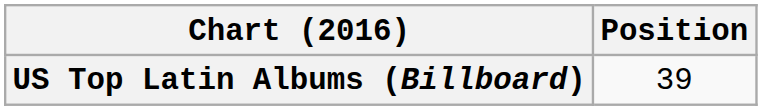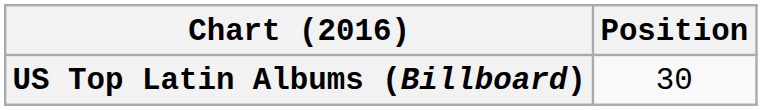(674, 81) 39 -> (674, 81) 30
